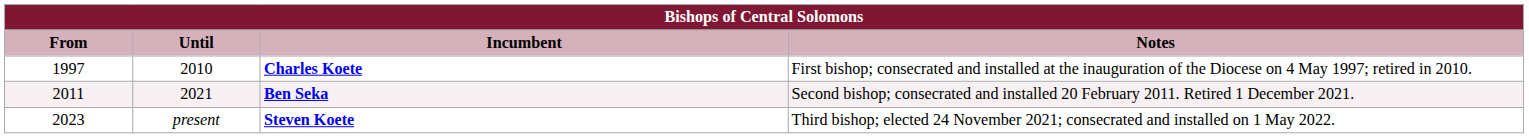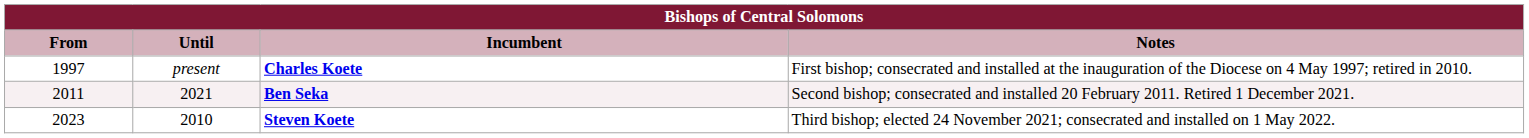(196, 68) 2010 -> (196, 68) present
(196, 119) present -> (196, 119) 2010
